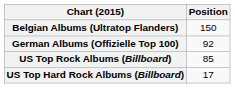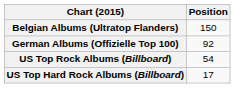(208, 59) 85 -> (208, 59) 54
